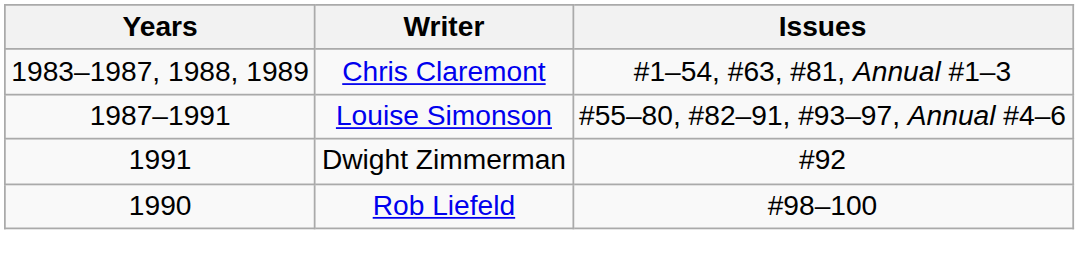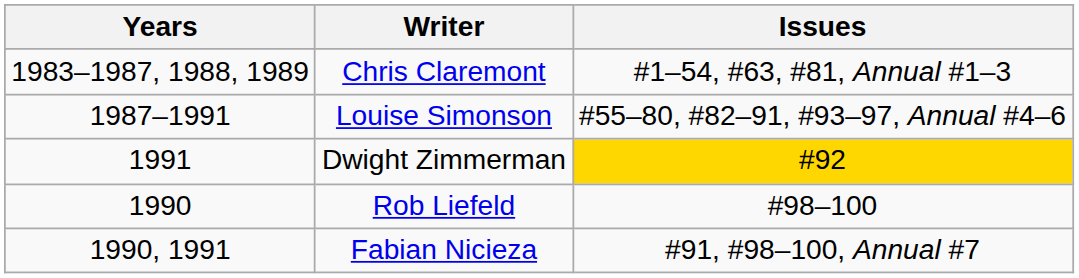(822, 160) no background -> (822, 160) gold background
+ row: (444, 250)
